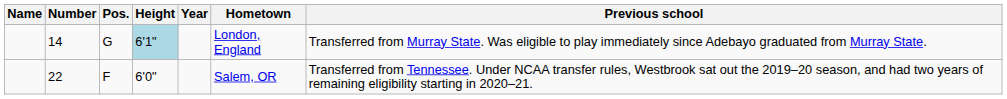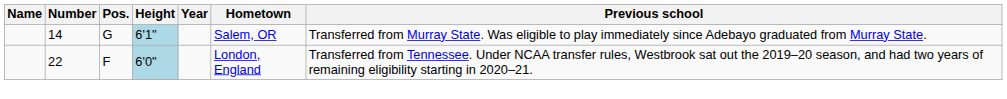(237, 42) London, England -> (245, 34) Salem, OR
(146, 76) no background -> (146, 62) lightblue background
(245, 76) Salem, OR -> (237, 62) London, England
